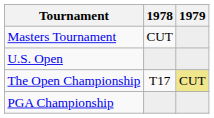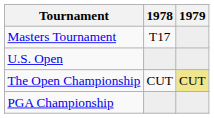(160, 37) CUT -> (160, 37) T17
(160, 81) T17 -> (160, 81) CUT
